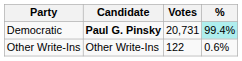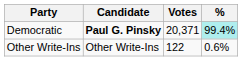(183, 30) 20,731 -> (183, 30) 20,371
